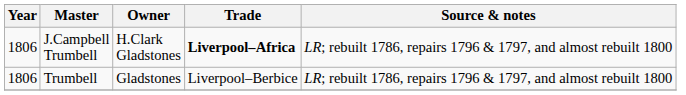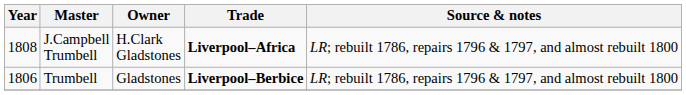(22, 47) 1806 -> (22, 47) 1808
(243, 78) normal -> (246, 78) bold
